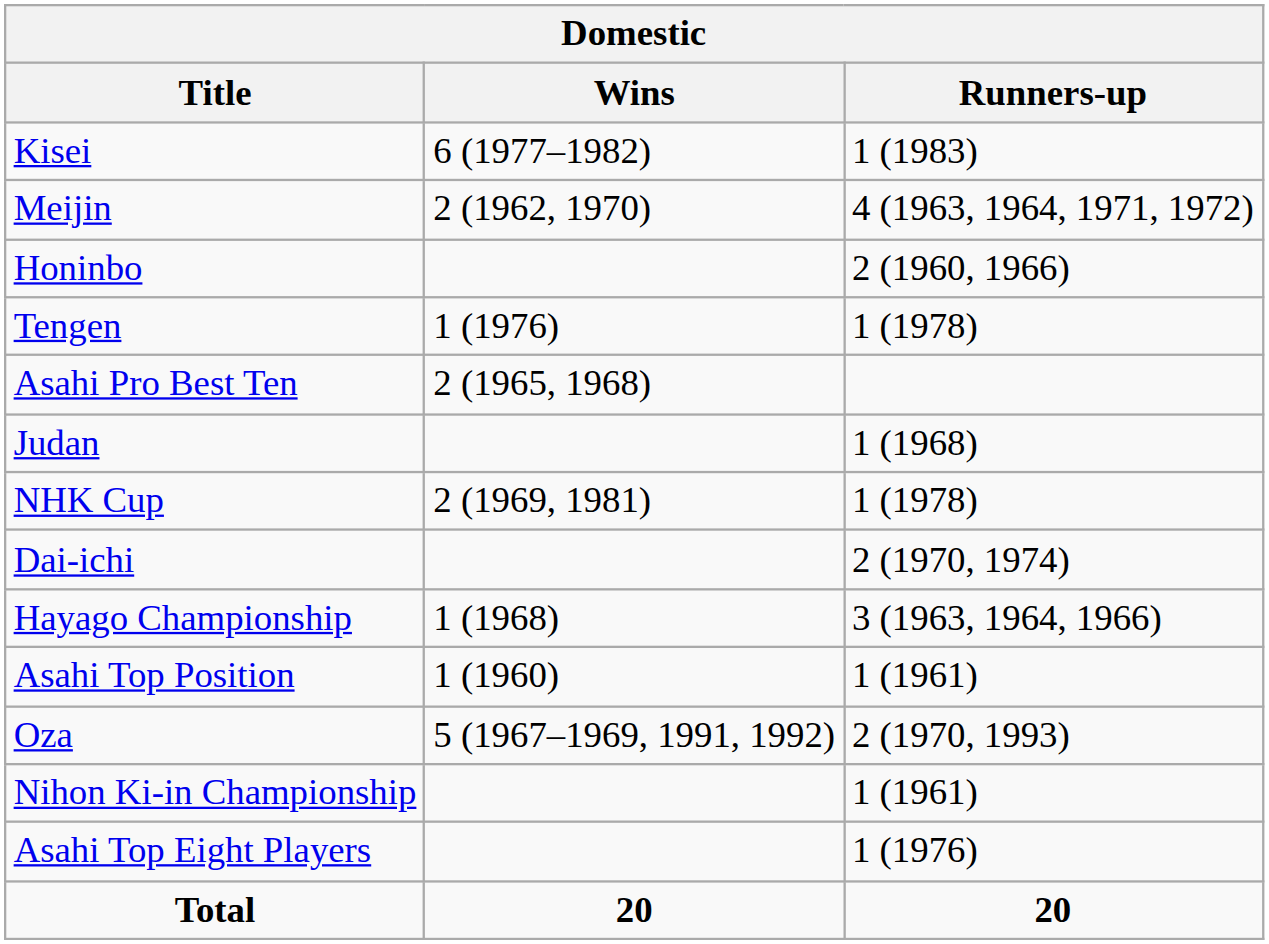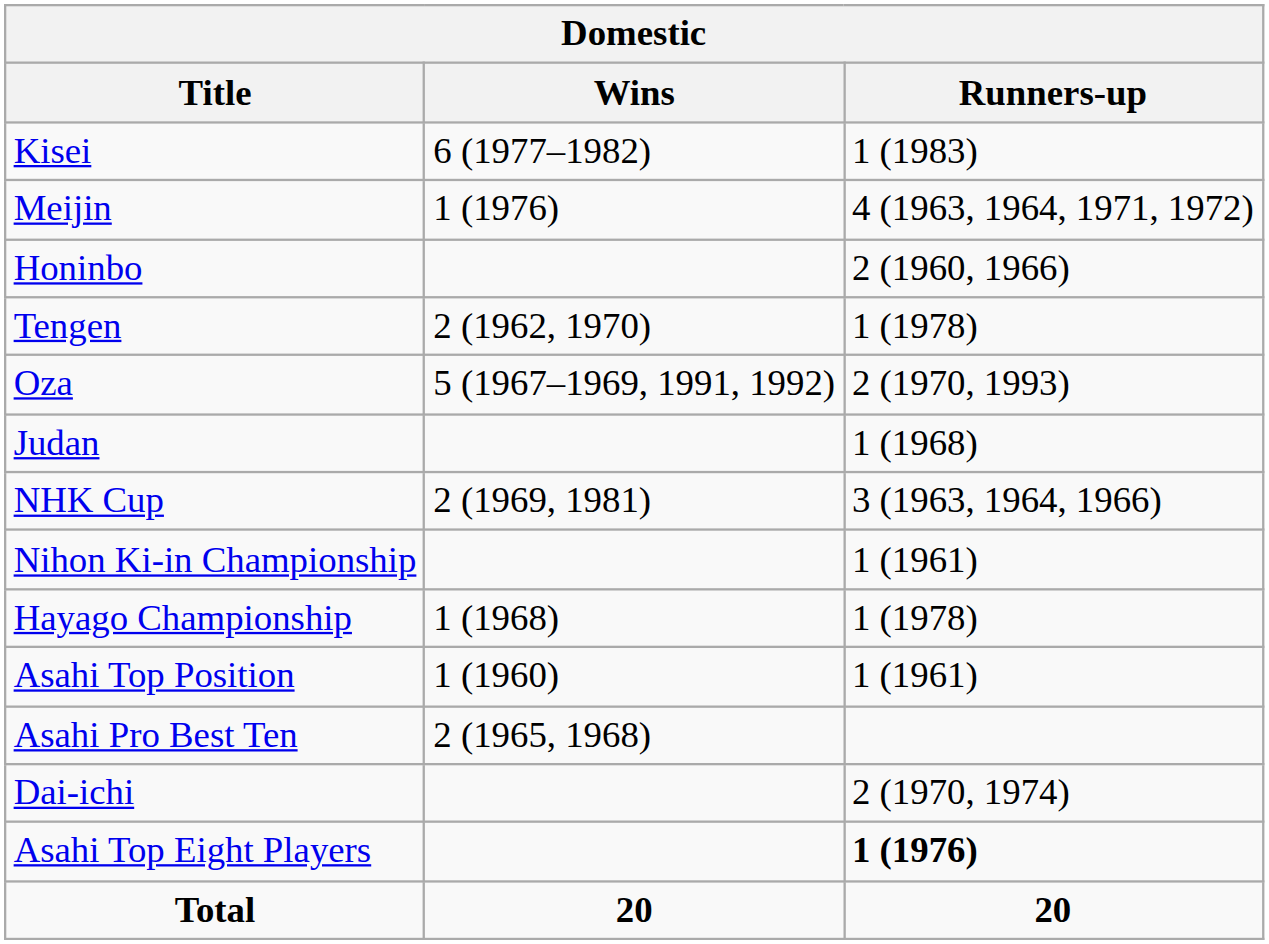(542, 208) 2 (1962, 1970) -> (496, 208) 1 (1976)
(496, 325) 1 (1976) -> (542, 325) 2 (1962, 1970)
rows swapped: (43, 734) <-> (156, 383)
(915, 500) 1 (1978) -> (1007, 500) 3 (1963, 1964, 1966)
rows swapped: (215, 792) <-> (74, 558)
(1007, 617) 3 (1963, 1964, 1966) -> (915, 617) 1 (1978)
(915, 850) normal -> (915, 850) bold
